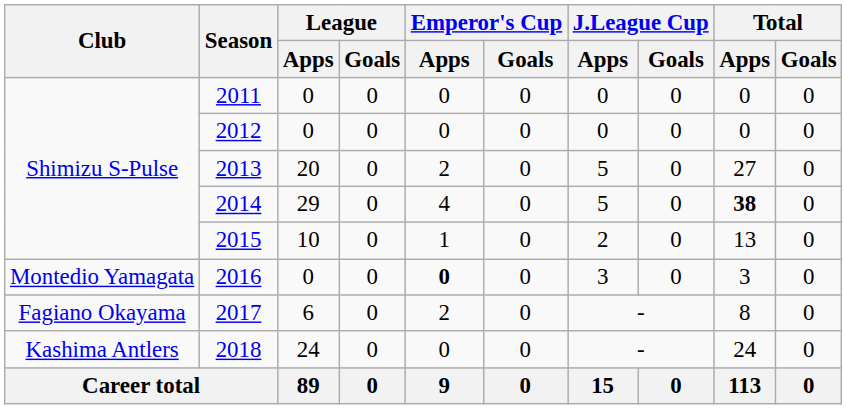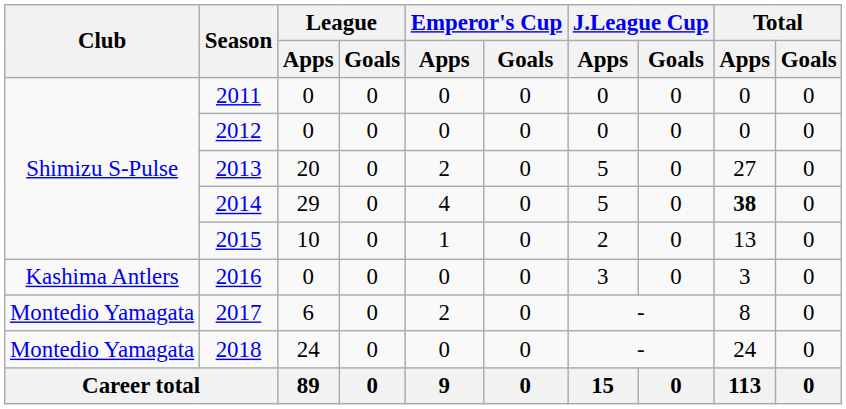(102, 276) Montedio Yamagata -> (102, 276) Kashima Antlers
(444, 276) bold -> (444, 276) normal
(102, 312) Fagiano Okayama -> (102, 312) Montedio Yamagata
(102, 349) Kashima Antlers -> (102, 349) Montedio Yamagata
